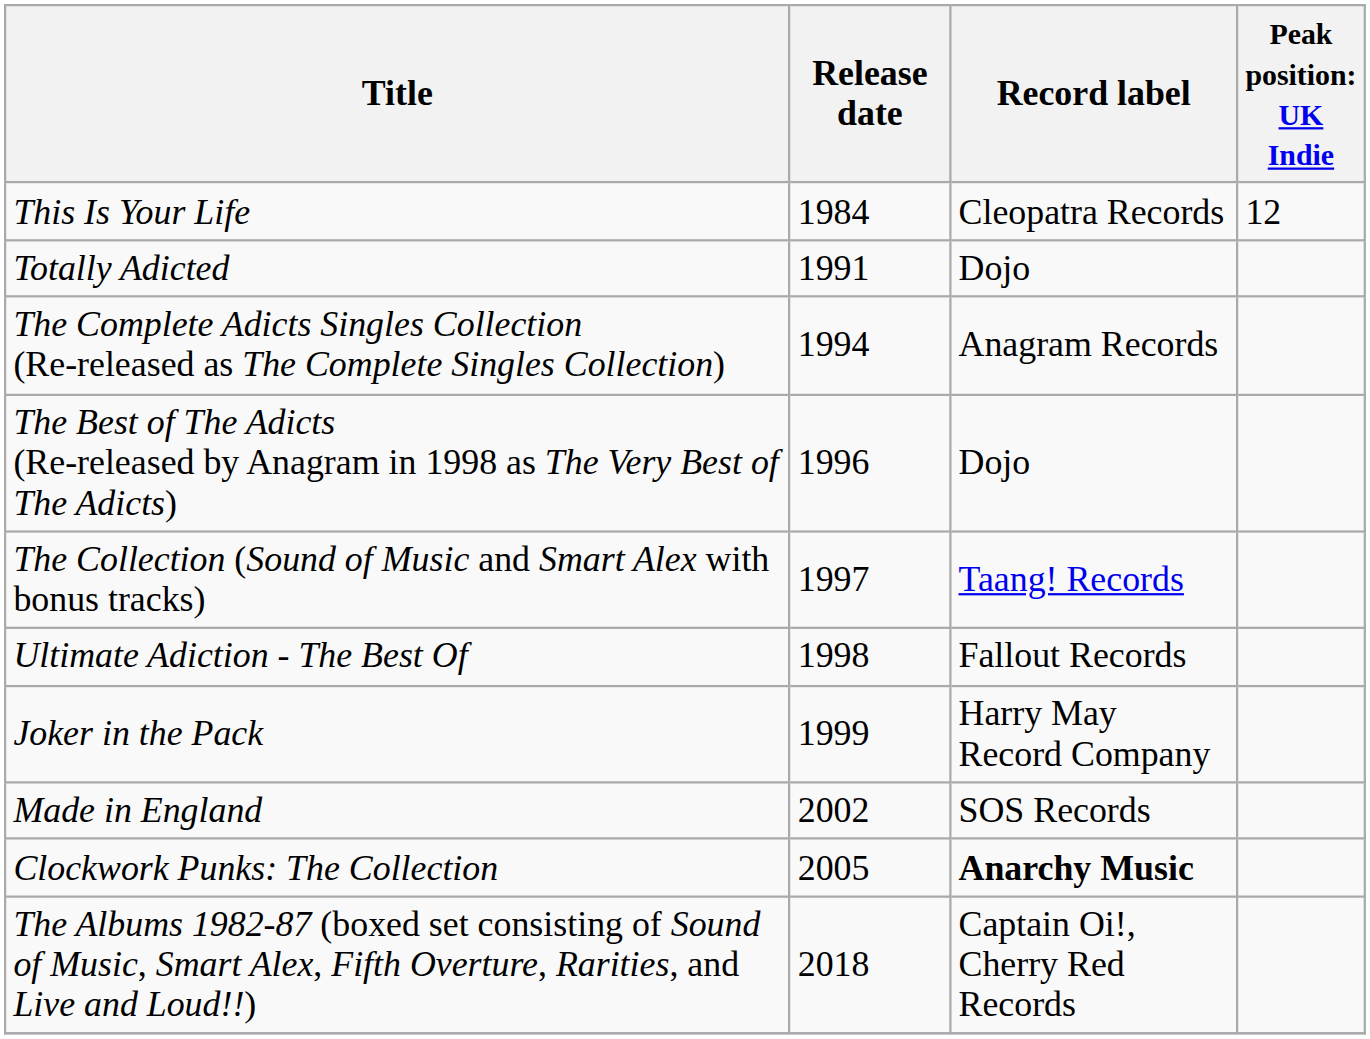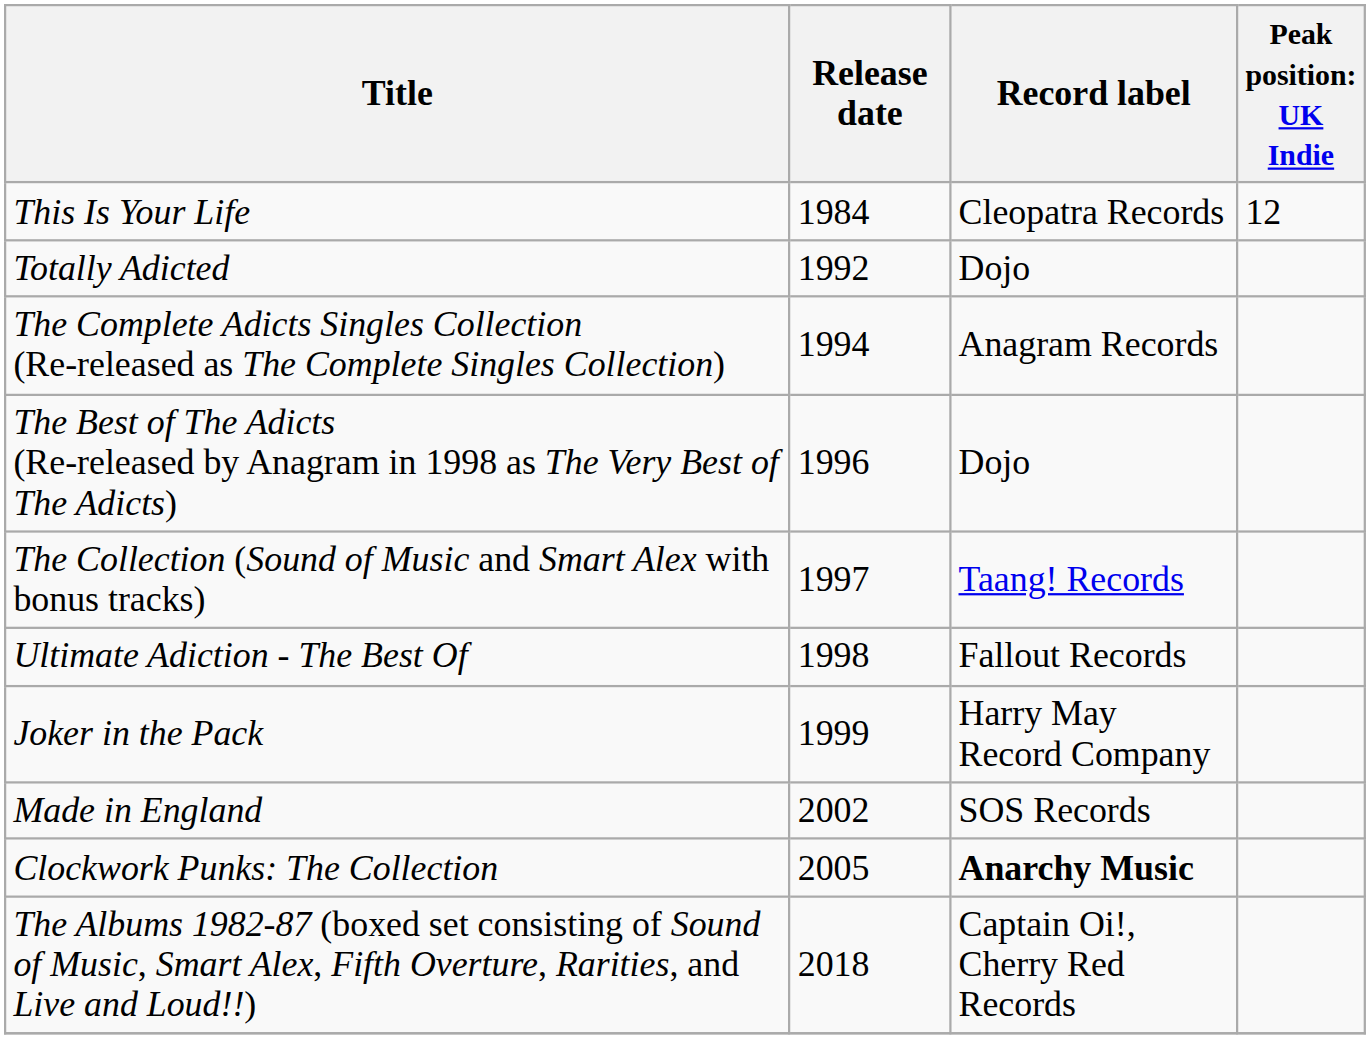(834, 267) 1991 -> (834, 267) 1992
